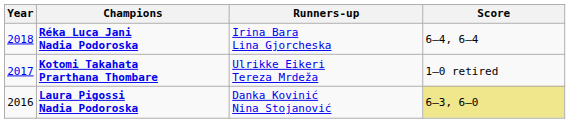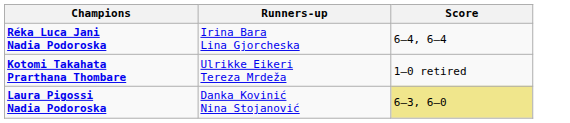- column: (20, 13)
